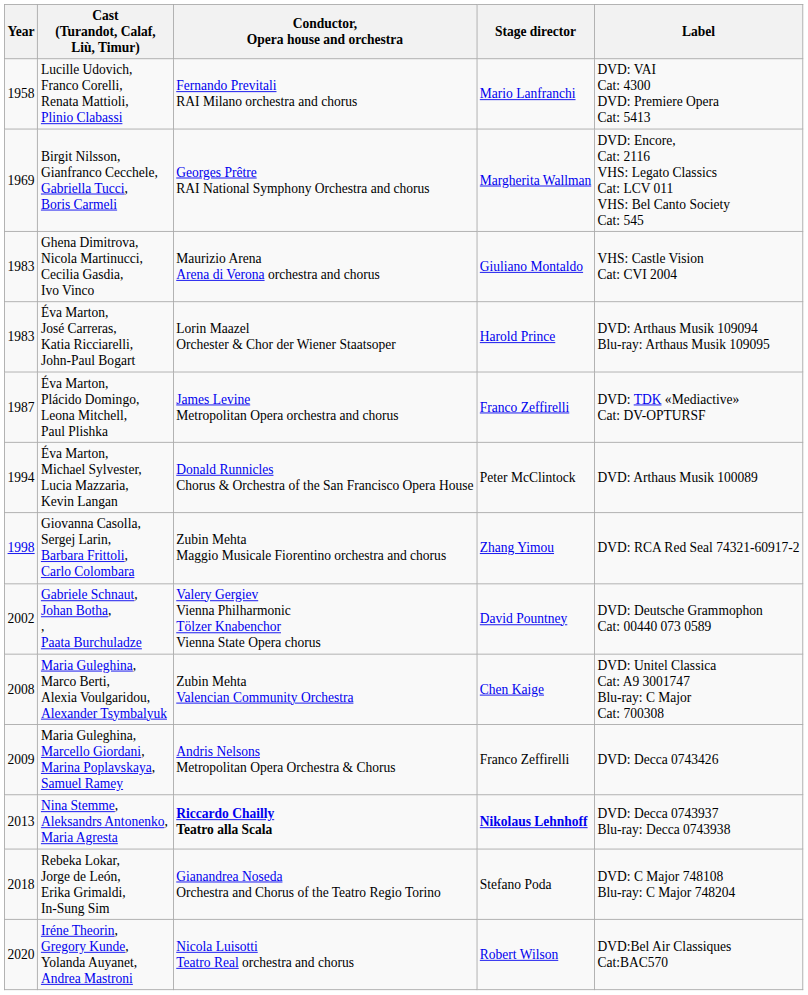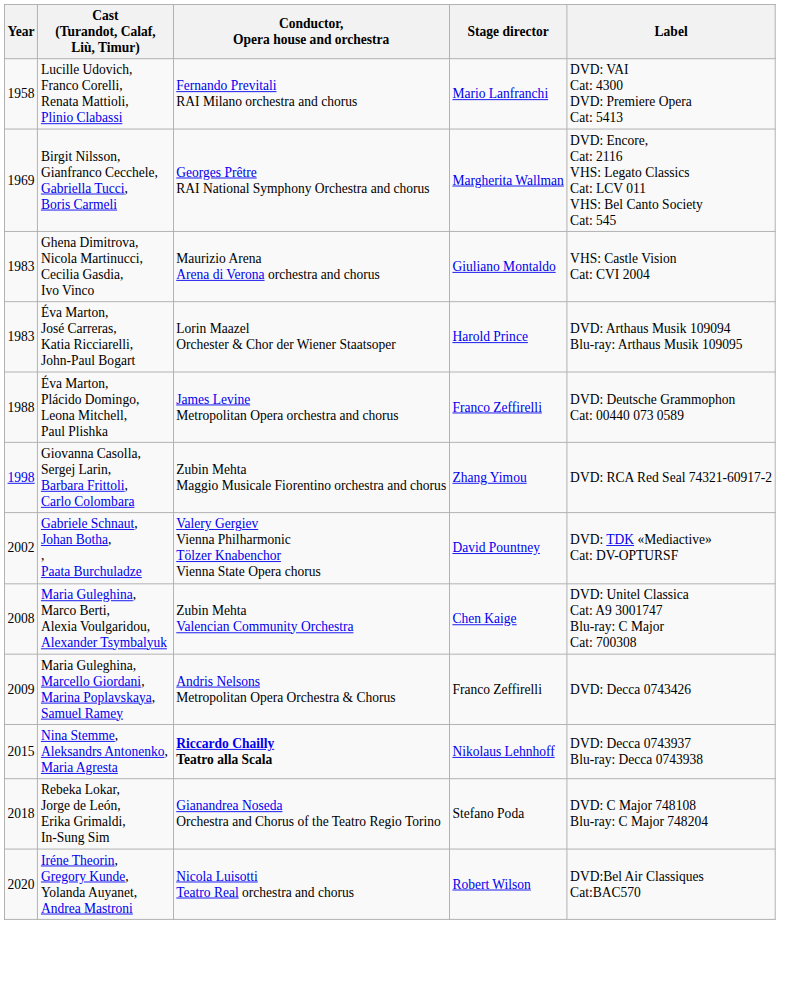(21, 407) 1987 -> (21, 407) 1988
(668, 407) DVD: TDK «Mediactive» Cat: DV-OPTURSF -> (653, 407) DVD: Deutsche Grammophon Cat: 00440 073 0589
- row: (91, 478)
(680, 618) DVD: Deutsche Grammophon Cat: 00440 073 0589 -> (641, 548) DVD: TDK «Mediactive» Cat: DV-OPTURSF
(21, 821) 2013 -> (21, 751) 2015
(534, 821) bold -> (504, 751) normal
